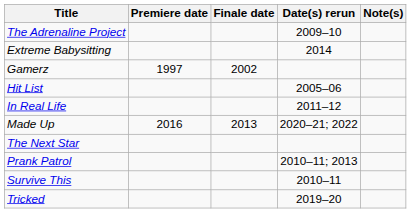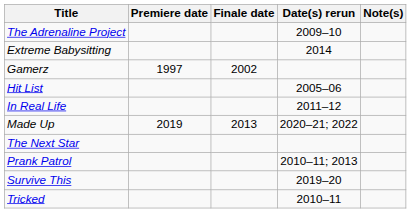(169, 124) 2016 -> (169, 124) 2019
(319, 180) 2010–11 -> (319, 180) 2019–20
(319, 198) 2019–20 -> (319, 198) 2010–11
